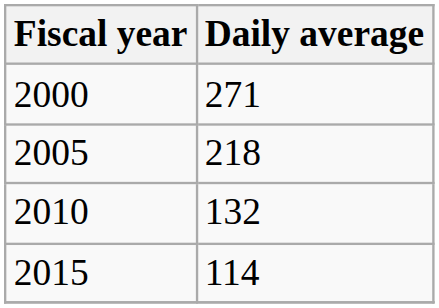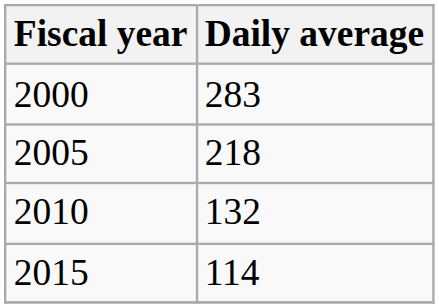(233, 93) 271 -> (233, 93) 283
